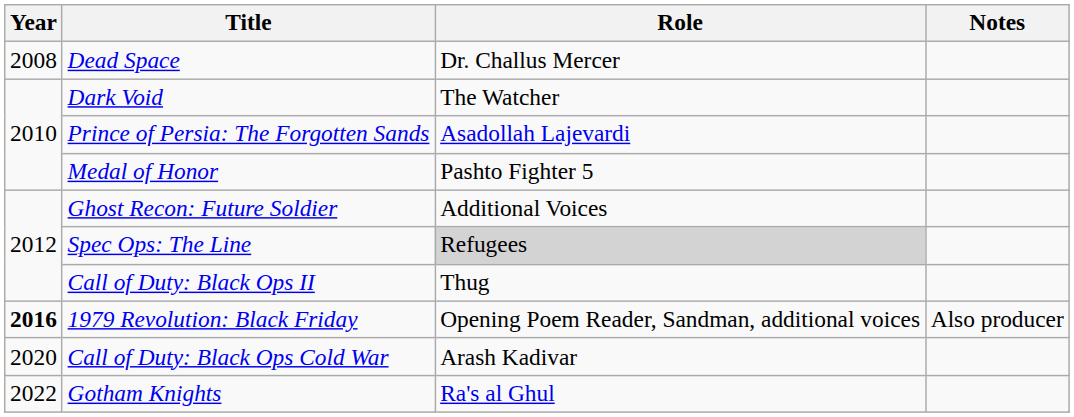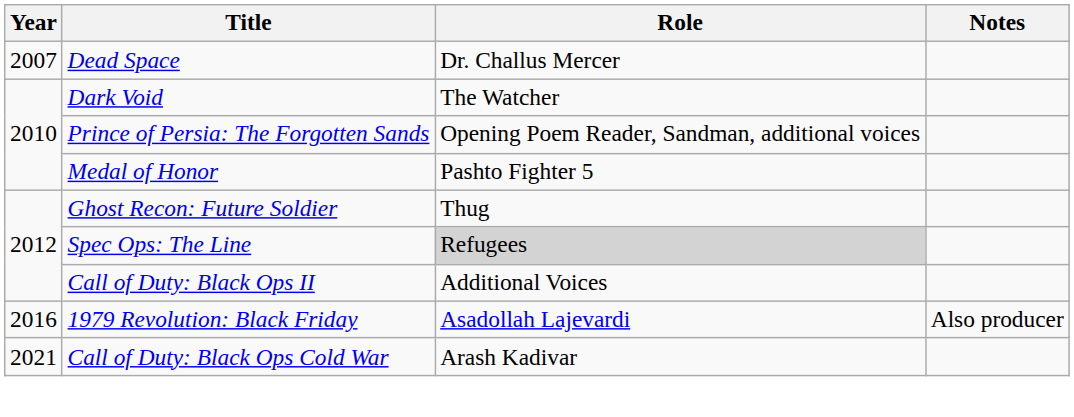(33, 60) 2008 -> (33, 60) 2007
(535, 134) Asadollah Lajevardi -> (680, 134) Opening Poem Reader, Sandman, additional voices
(524, 208) Additional Voices -> (465, 208) Thug
(465, 282) Thug -> (524, 282) Additional Voices
(33, 319) bold -> (33, 319) normal
(680, 319) Opening Poem Reader, Sandman, additional voices -> (535, 319) Asadollah Lajevardi
(33, 356) 2020 -> (33, 356) 2021
- row: (145, 393)
